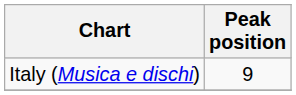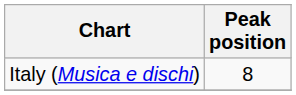(248, 74) 9 -> (248, 74) 8
